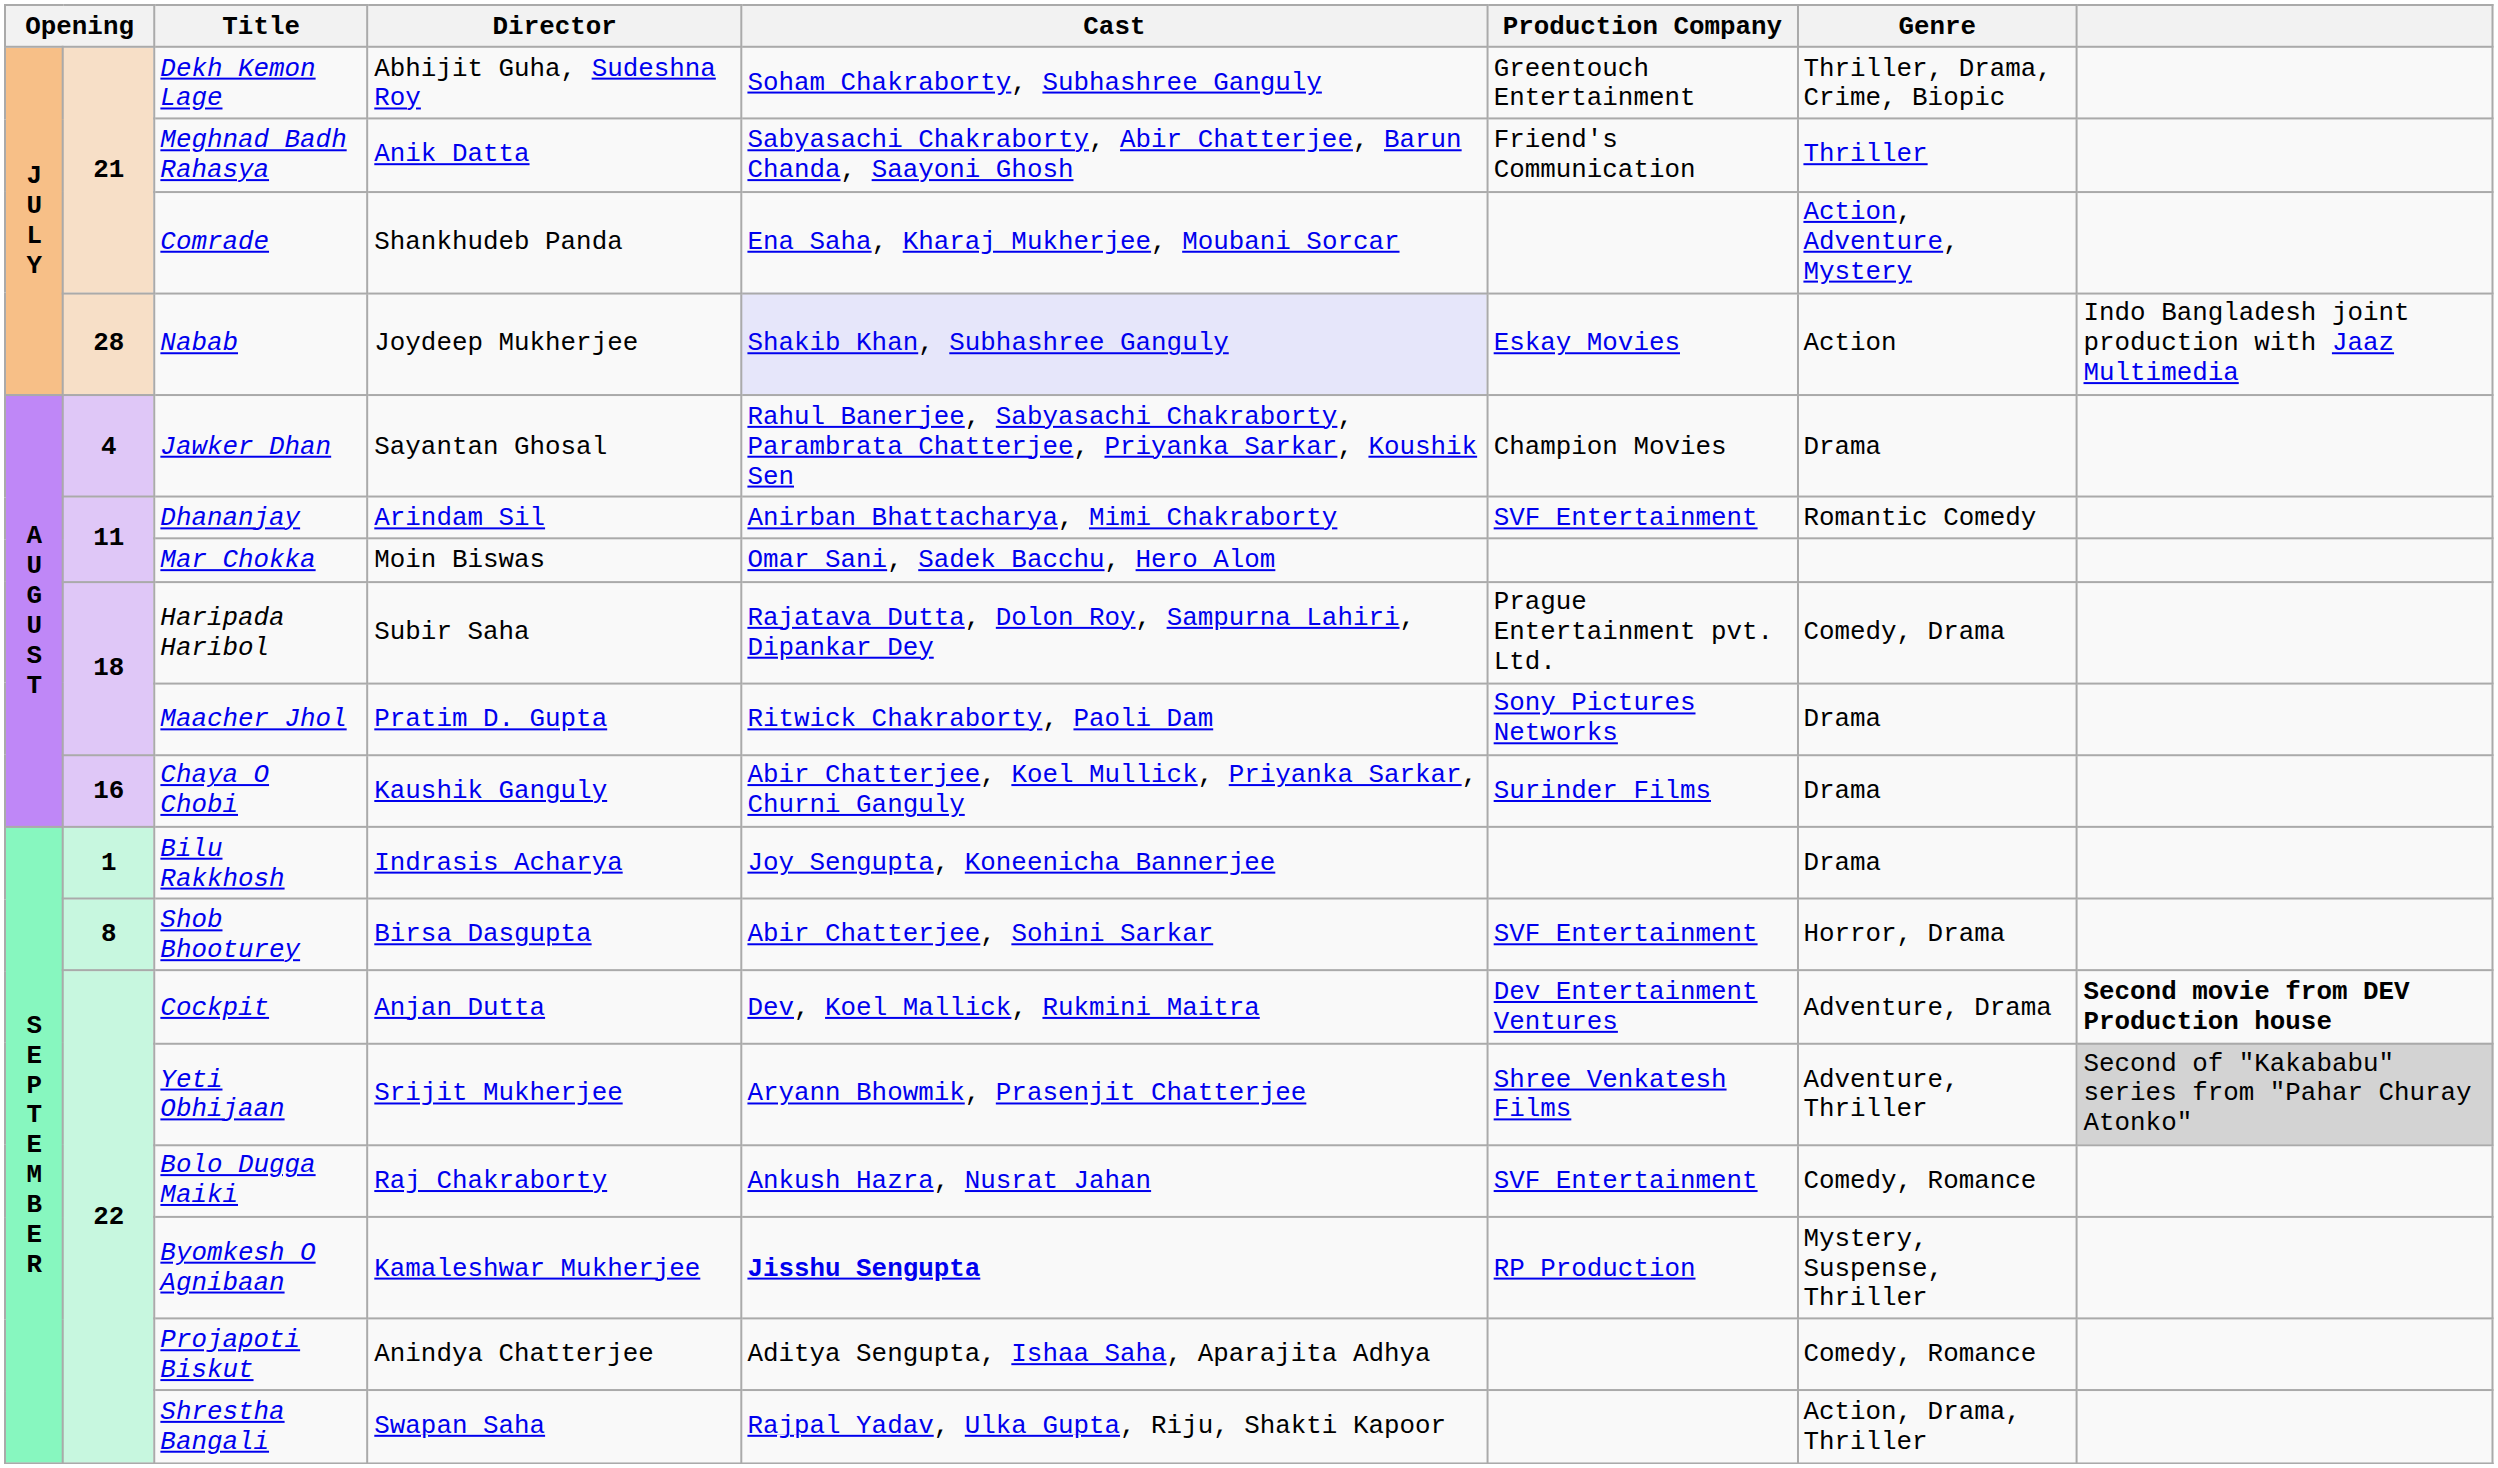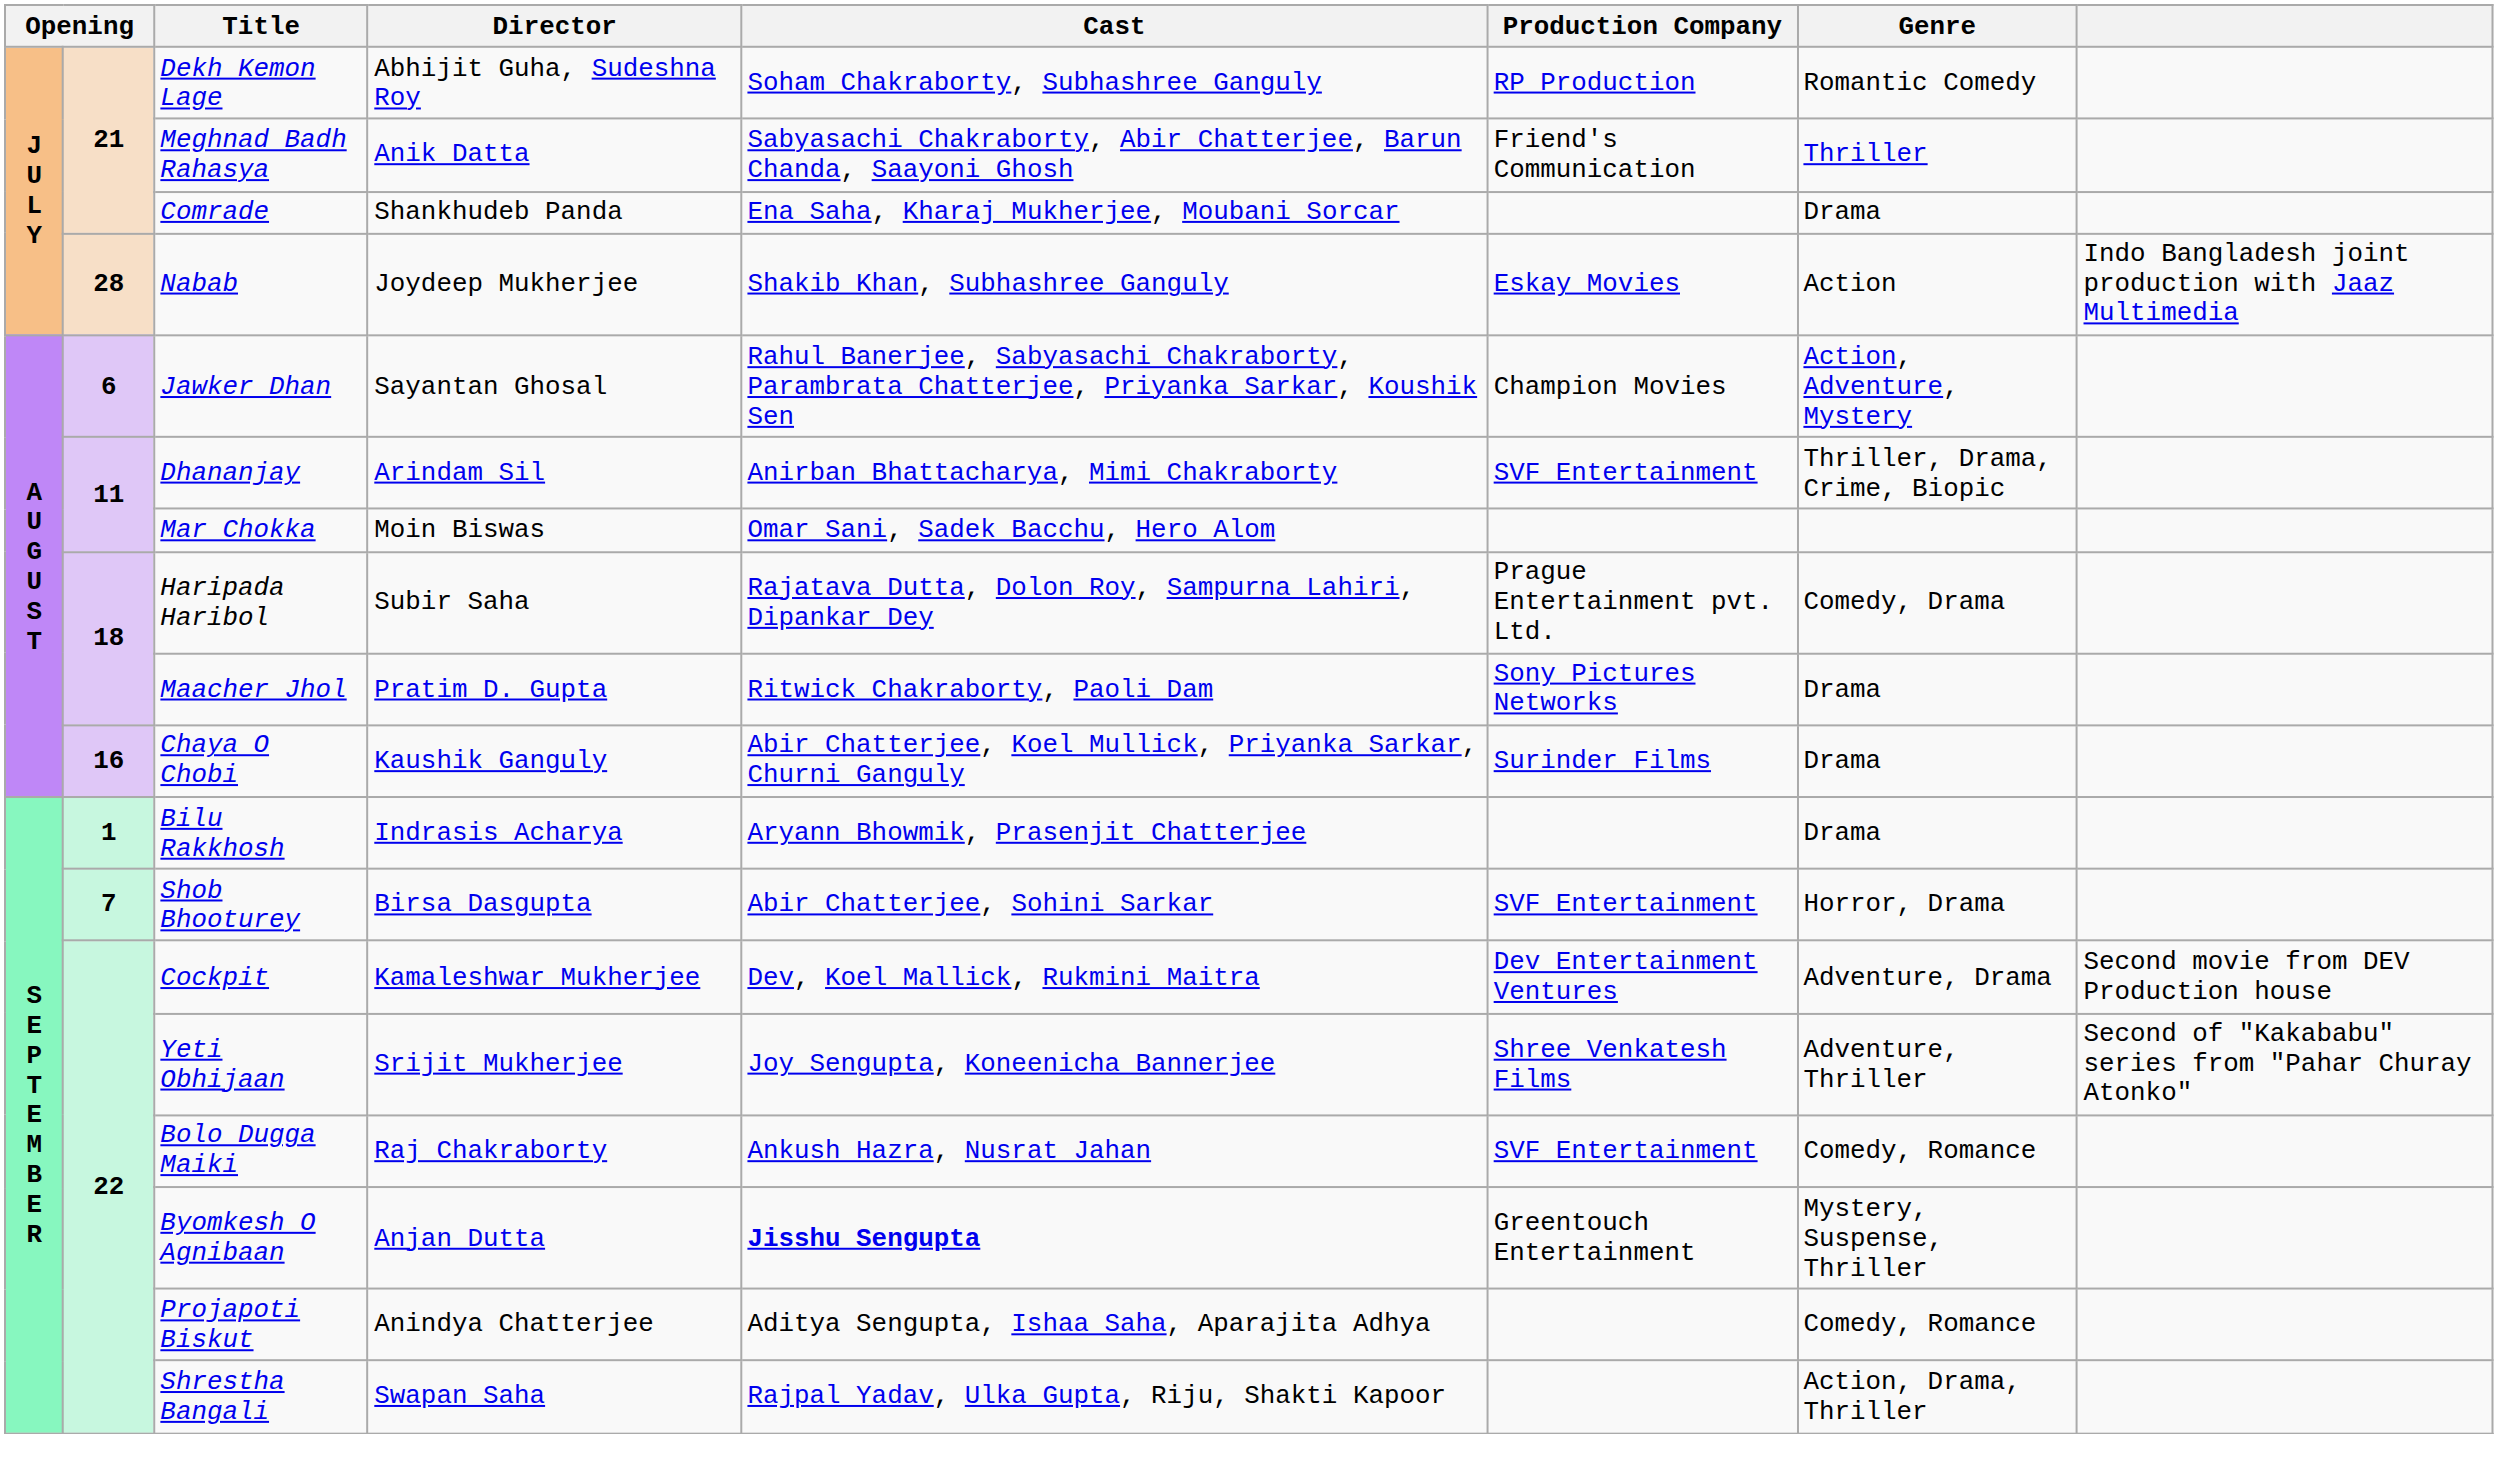(1595, 83) Greentouch Entertainment -> (1595, 83) RP Production
(1928, 83) Thriller, Drama, Crime, Biopic -> (1920, 83) Romantic Comedy
(1881, 242) Action, Adventure, Mystery -> (1842, 212) Drama
(988, 344) lavender background -> (988, 284) no background
(109, 446) 4 -> (109, 386) 6
(1842, 446) Drama -> (1881, 386) Action, Adventure, Mystery
(1920, 518) Romantic Comedy -> (1928, 473) Thriller, Drama, Crime, Biopic
(1011, 863) Joy Sengupta, Koneenicha Bannerjee -> (1027, 833) Aryann Bhowmik, Prasenjit Chatterjee
(109, 935) 8 -> (109, 905) 7
(460, 1007) Anjan Dutta -> (537, 977) Kamaleshwar Mukherjee
(2247, 1007) bold -> (2247, 977) normal
(1027, 1094) Aryann Bhowmik, Prasenjit Chatterjee -> (1011, 1064) Joy Sengupta, Koneenicha Bannerjee
(2278, 1094) lightgrey background -> (2278, 1064) no background
(537, 1268) Kamaleshwar Mukherjee -> (460, 1238) Anjan Dutta
(1595, 1268) RP Production -> (1595, 1238) Greentouch Entertainment
